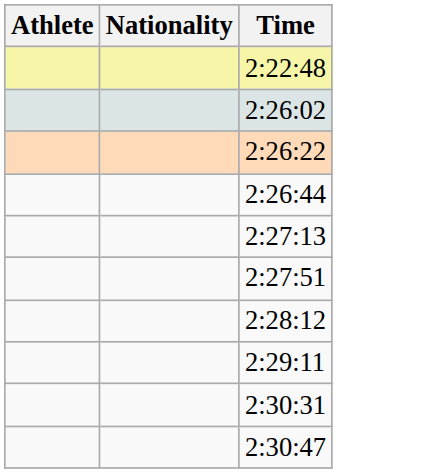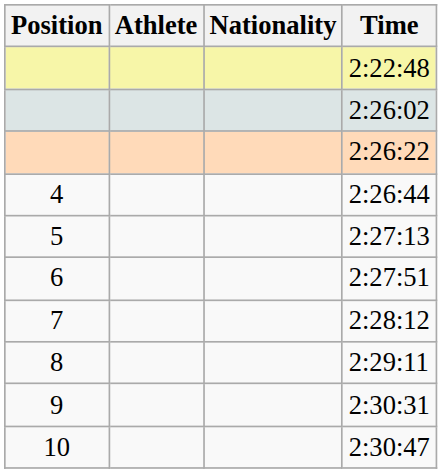+ column: (57, 25)
